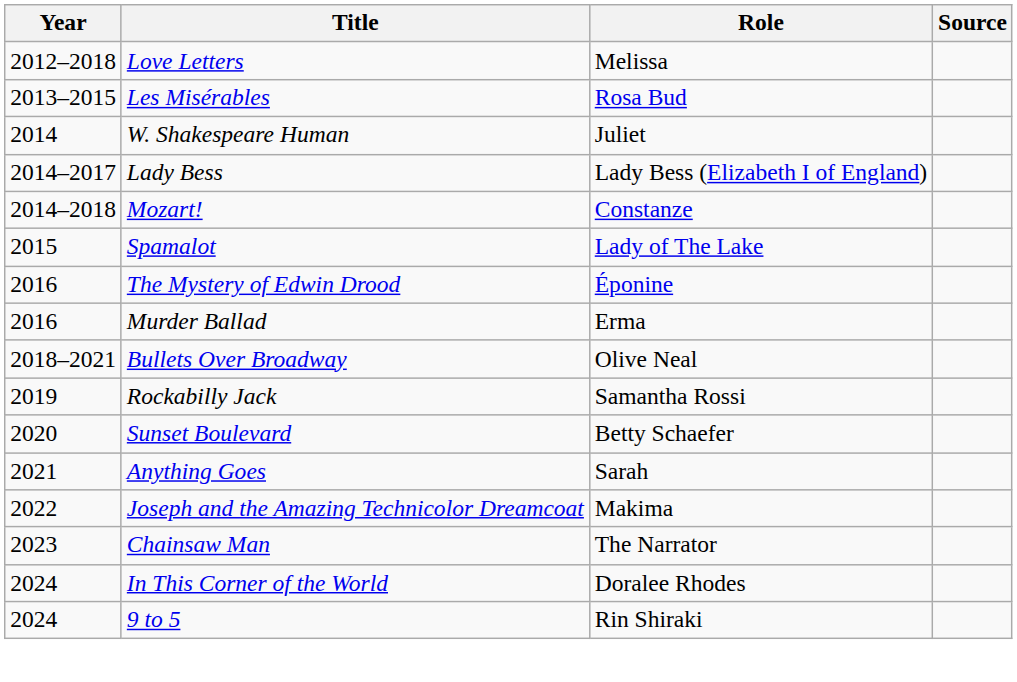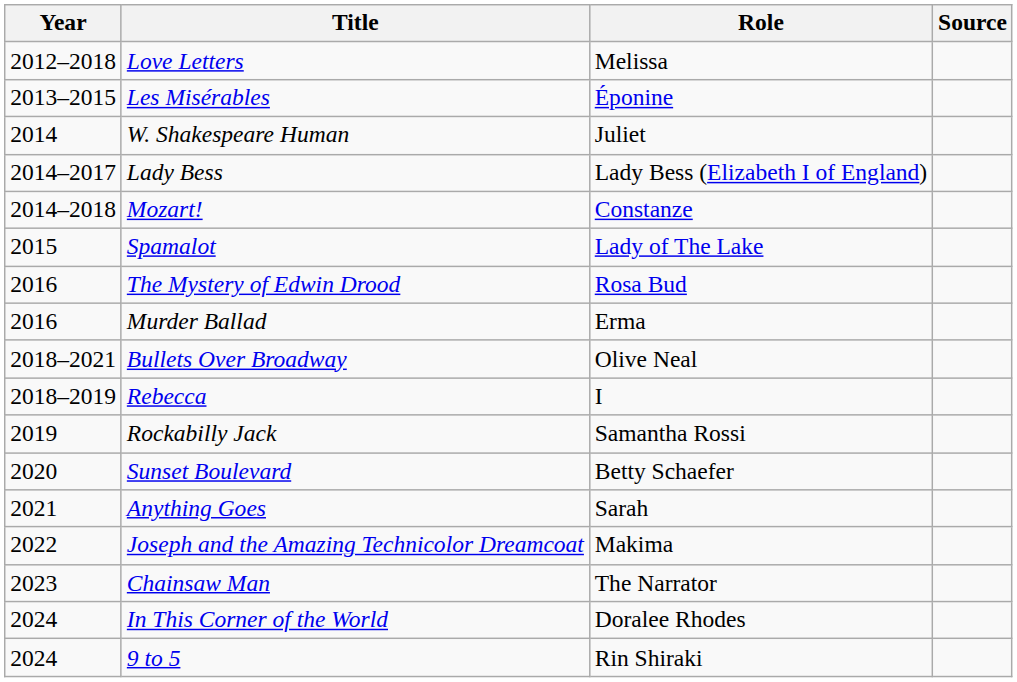(641, 97) Rosa Bud -> (634, 97) Éponine
(634, 284) Éponine -> (641, 284) Rosa Bud
+ row: (167, 396)
